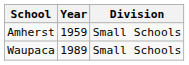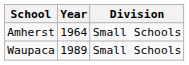(74, 32) 1959 -> (74, 32) 1964
